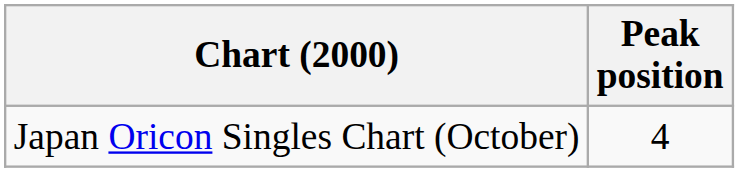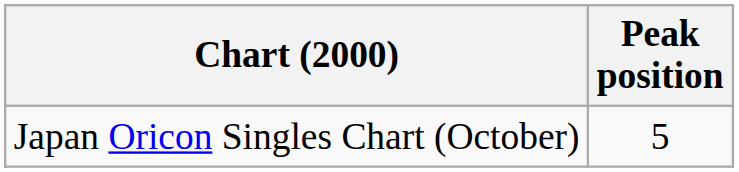(660, 135) 4 -> (660, 135) 5
